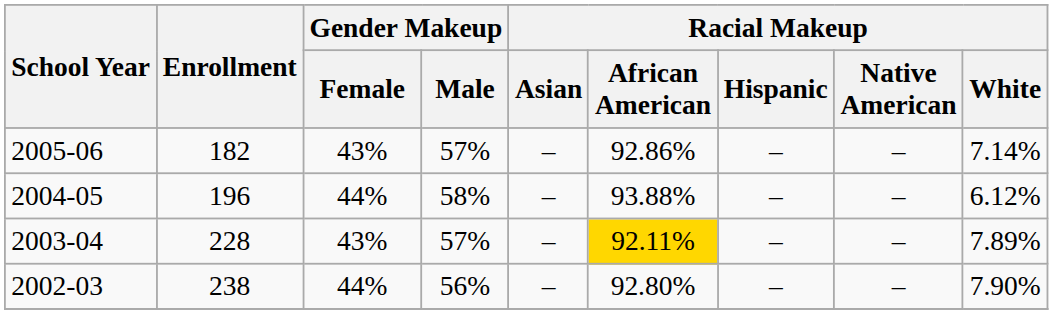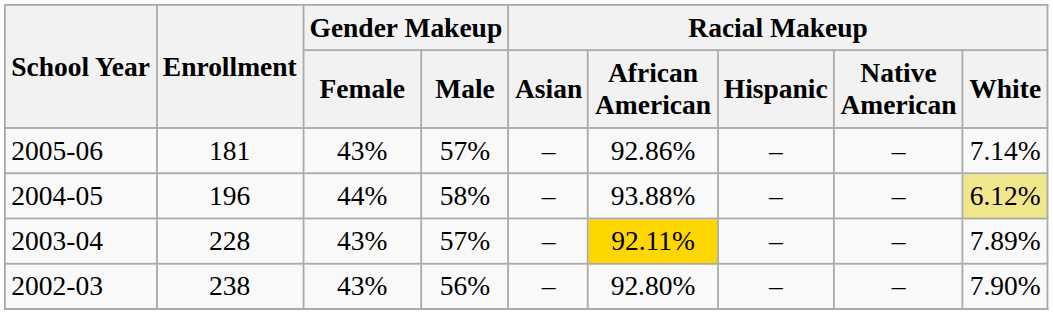(230, 150) 182 -> (230, 150) 181
(1005, 196) no background -> (1005, 196) khaki background
(362, 286) 44% -> (362, 286) 43%
